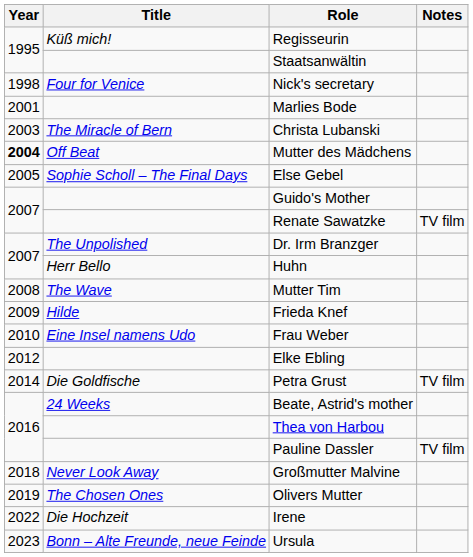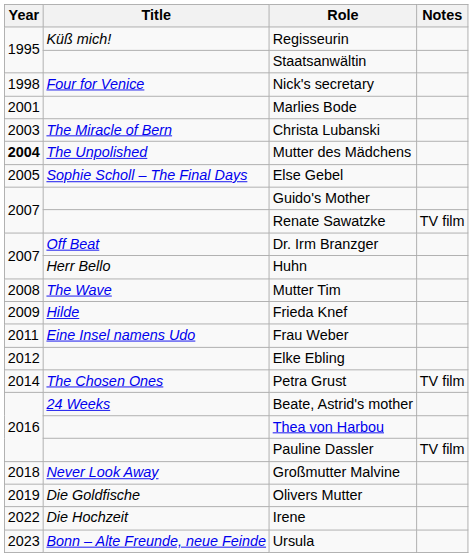(73, 152) Off Beat -> (97, 152) The Unpolished
(97, 244) The Unpolished -> (73, 244) Off Beat
(24, 335) 2010 -> (23, 335) 2011
(93, 381) Die Goldfische -> (105, 381) The Chosen Ones
(105, 495) The Chosen Ones -> (93, 495) Die Goldfische
